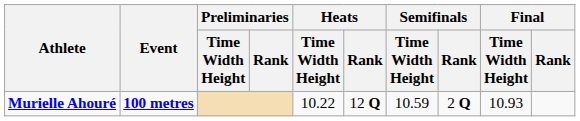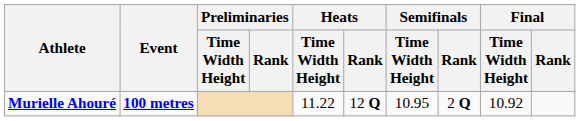(318, 103) 10.22 -> (318, 103) 11.22
(412, 103) 10.59 -> (412, 103) 10.95
(506, 103) 10.93 -> (506, 103) 10.92
